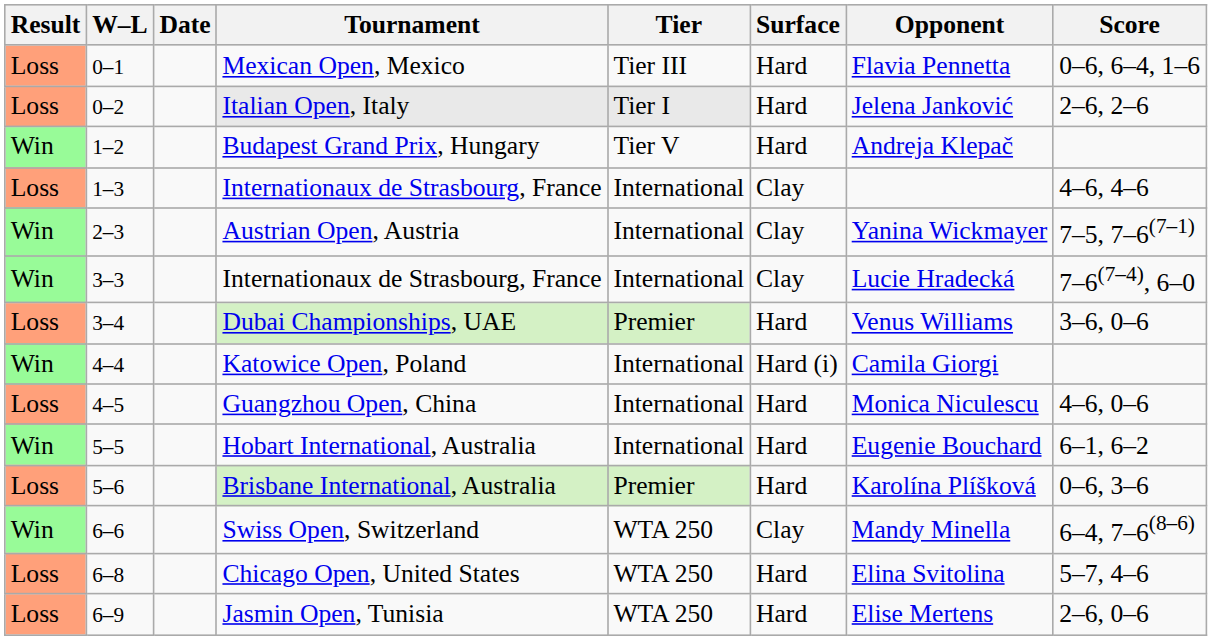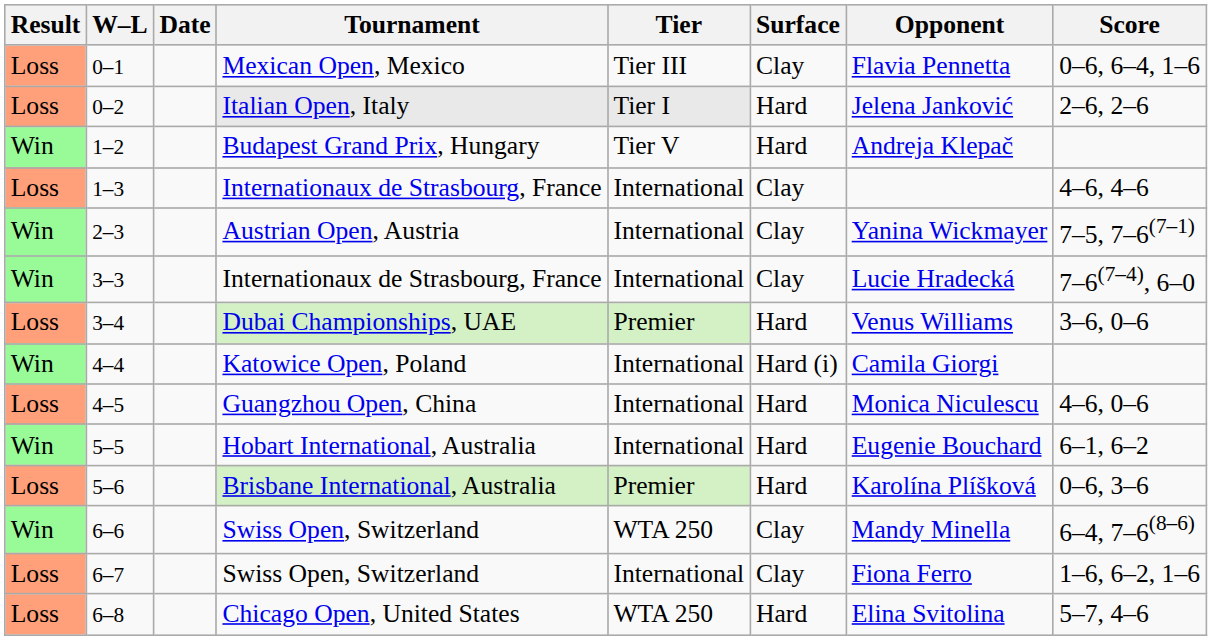(782, 65) Hard -> (780, 65) Clay
+ row: (108, 574)
- row: (108, 615)
